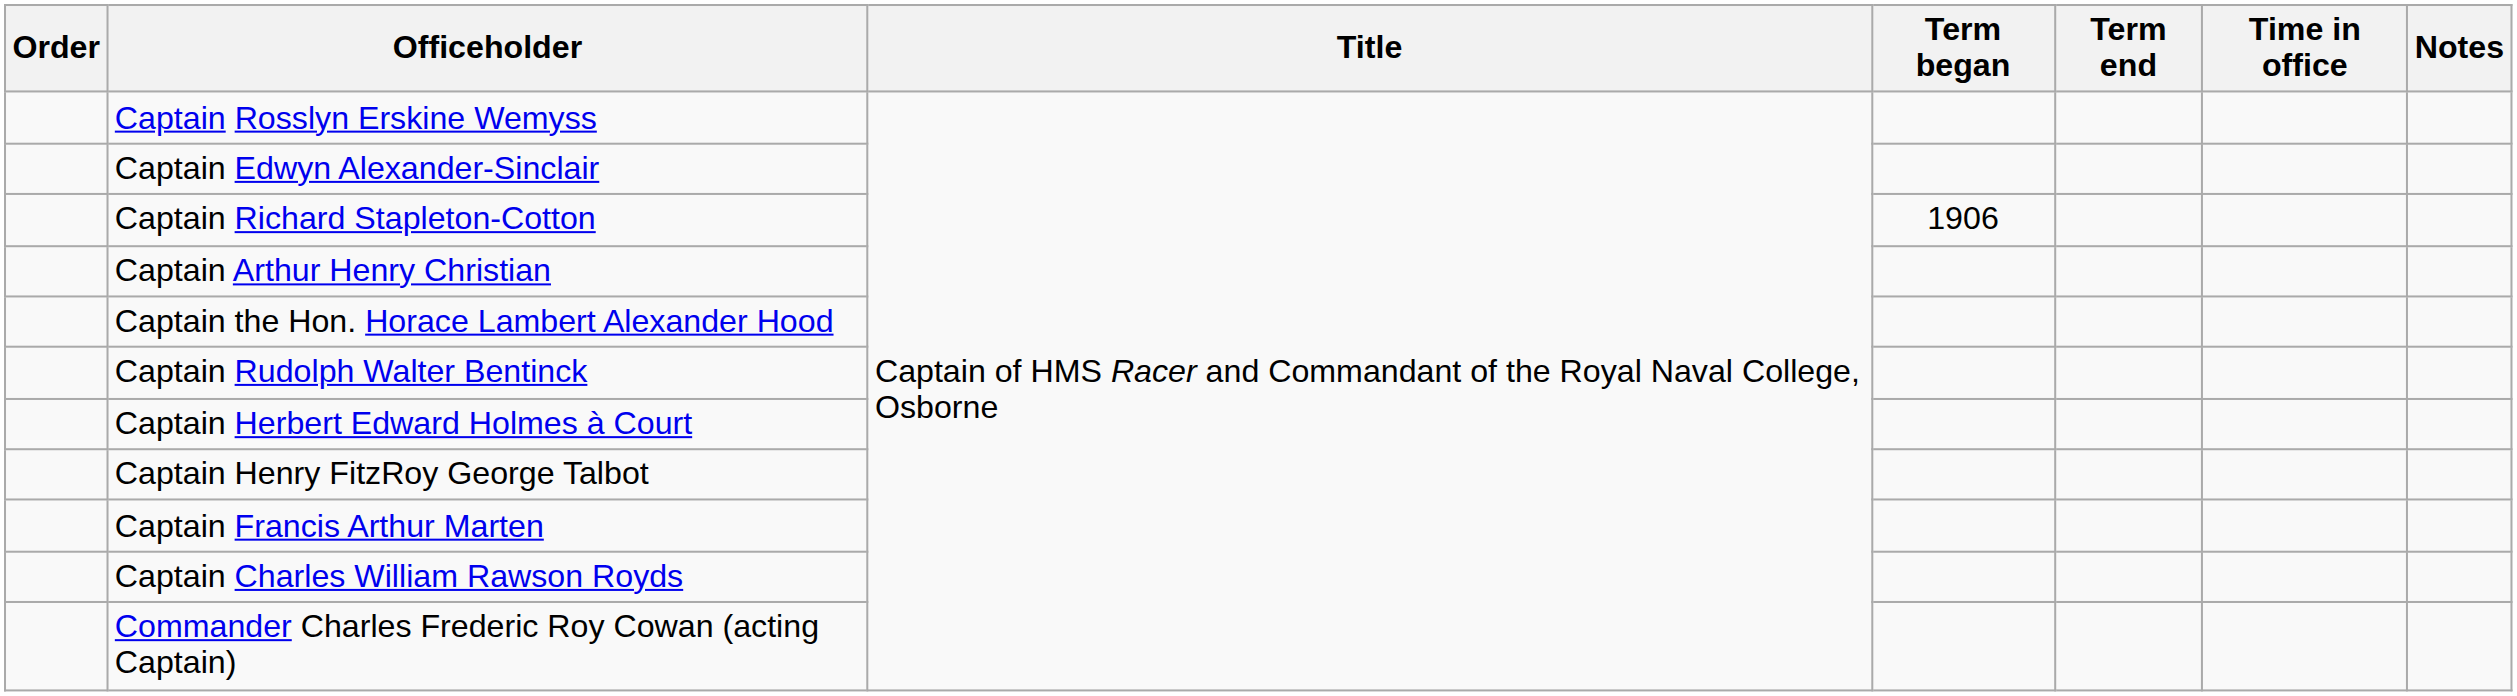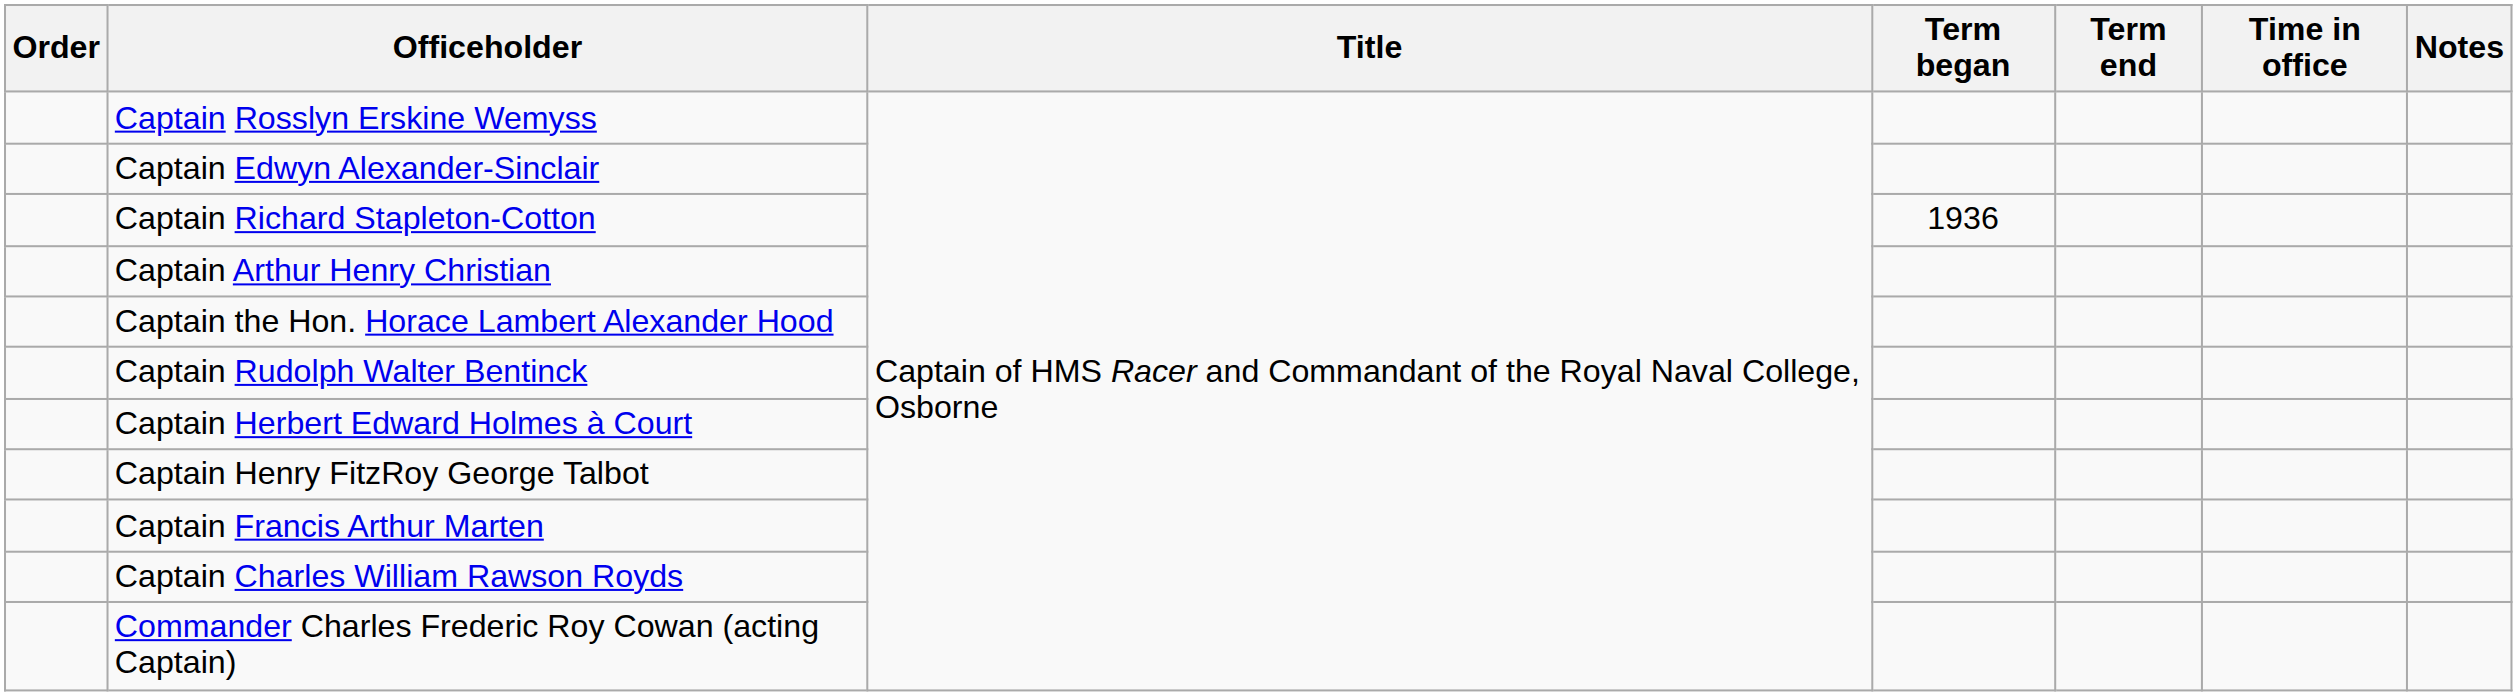(1963, 219) 1906 -> (1963, 219) 1936
